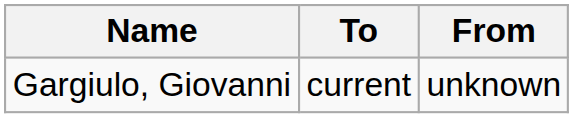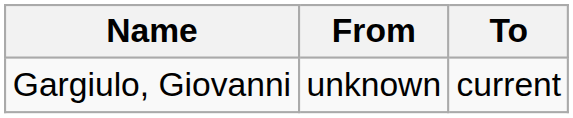columns swapped: (494, 31) <-> (359, 31)
